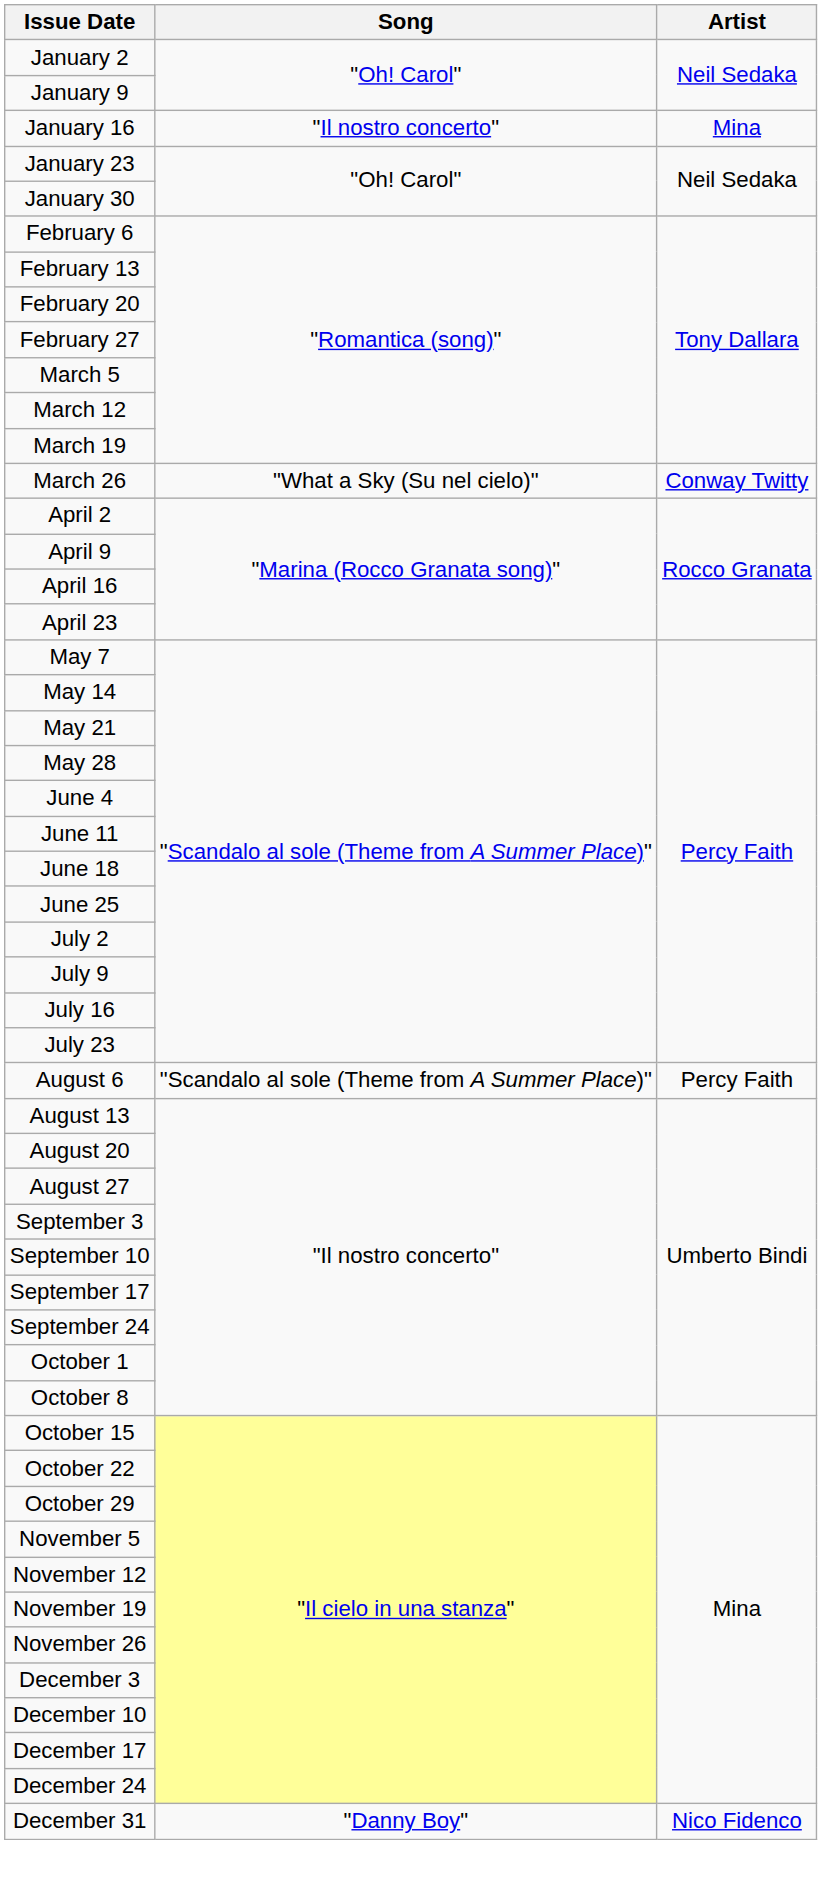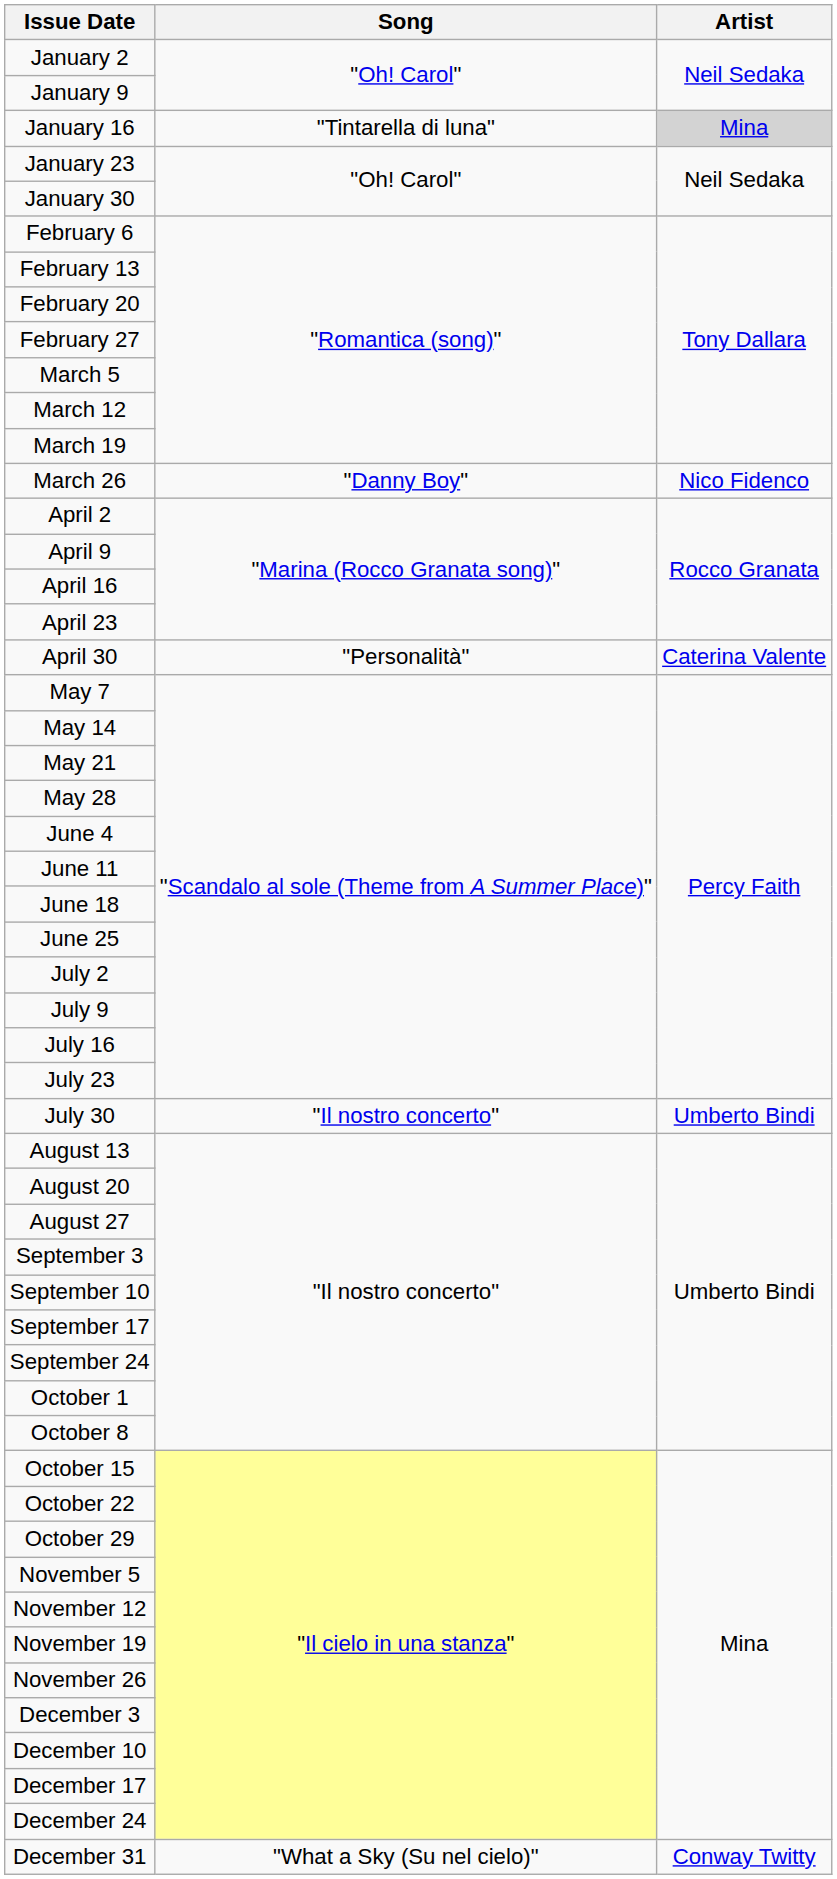(406, 127) "Il nostro concerto" -> (406, 127) "Tintarella di luna"
(737, 127) no background -> (744, 127) lightgrey background
(406, 480) "What a Sky (Su nel cielo)" -> (406, 480) "Danny Boy"
(737, 480) Conway Twitty -> (744, 480) Nico Fidenco
+ row: (80, 657)
+ row: (80, 1115)
- row: (80, 1080)
(406, 1820) "Danny Boy" -> (406, 1856) "What a Sky (Su nel cielo)"
(737, 1820) Nico Fidenco -> (744, 1856) Conway Twitty
